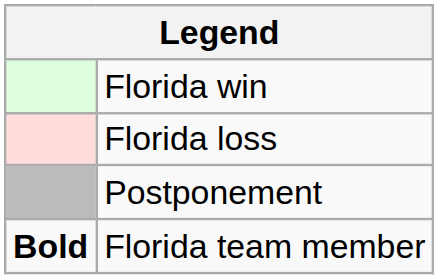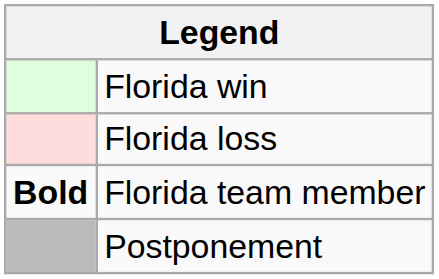rows swapped: (213, 193) <-> (265, 246)
